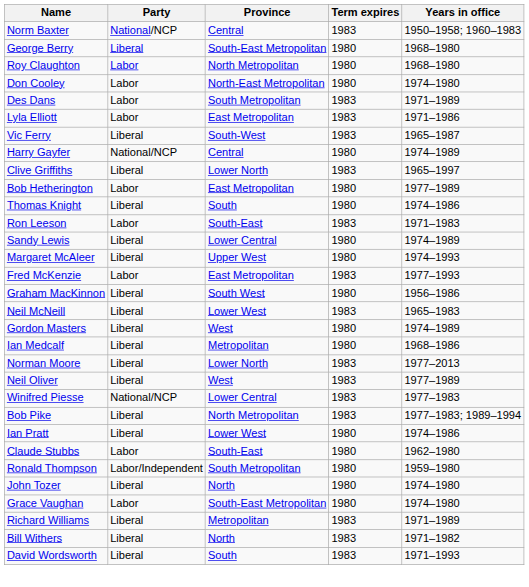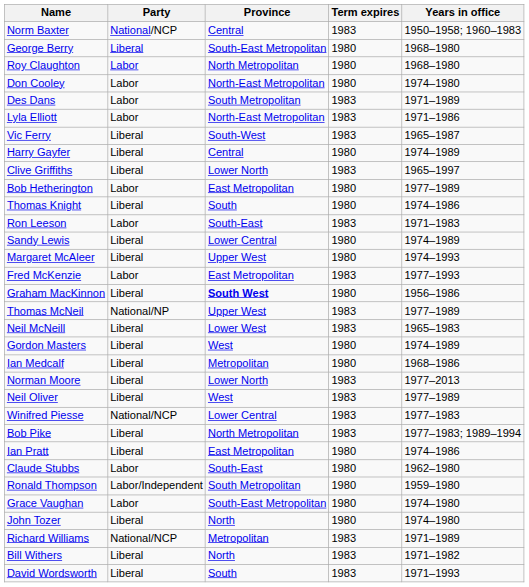(251, 118) East Metropolitan -> (266, 118) North-East Metropolitan
(144, 153) National/NCP -> (127, 153) Liberal
(236, 293) normal -> (238, 293) bold
+ row: (45, 310)
(237, 433) Lower West -> (251, 450) East Metropolitan
rows swapped: (34, 485) <-> (45, 503)
(127, 521) Liberal -> (144, 538) National/NCP
